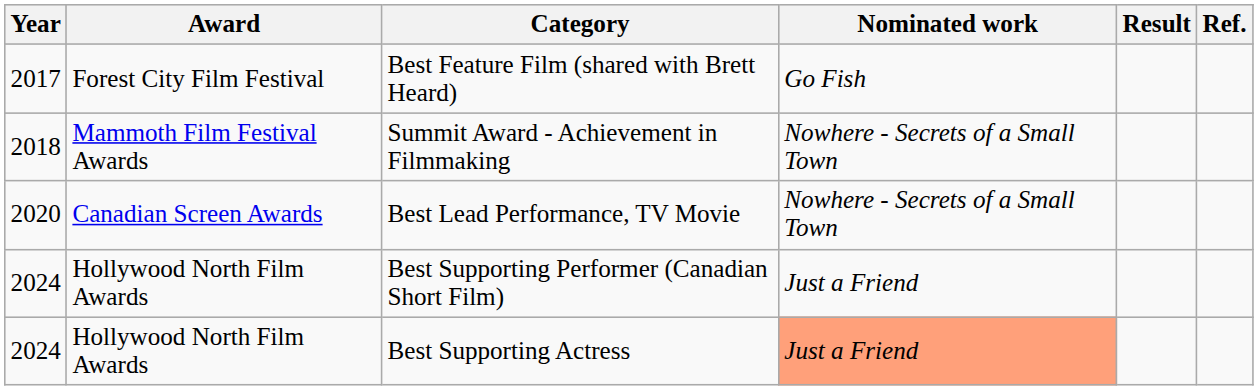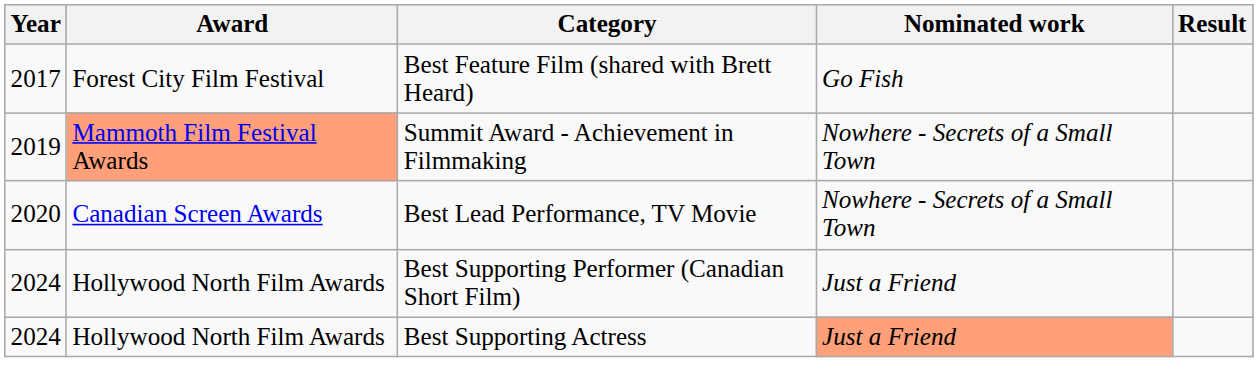- column: (1225, 24)
(36, 146) 2018 -> (36, 146) 2019
(195, 146) no background -> (195, 146) lightsalmon background
